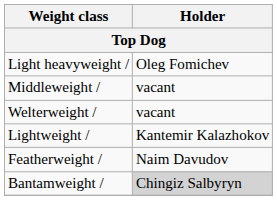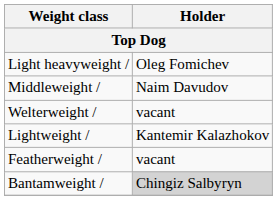(156, 87) vacant -> (182, 87) Naim Davudov
(182, 159) Naim Davudov -> (156, 159) vacant
